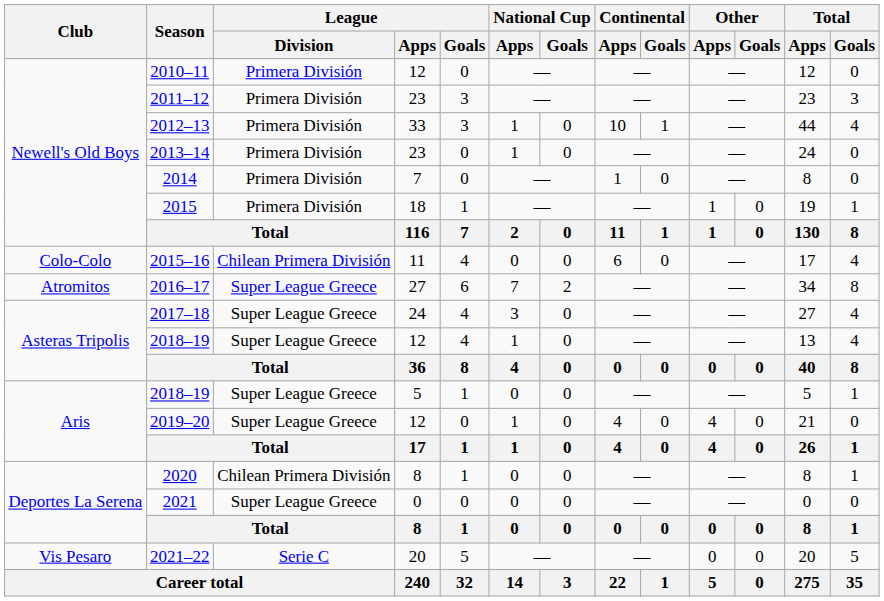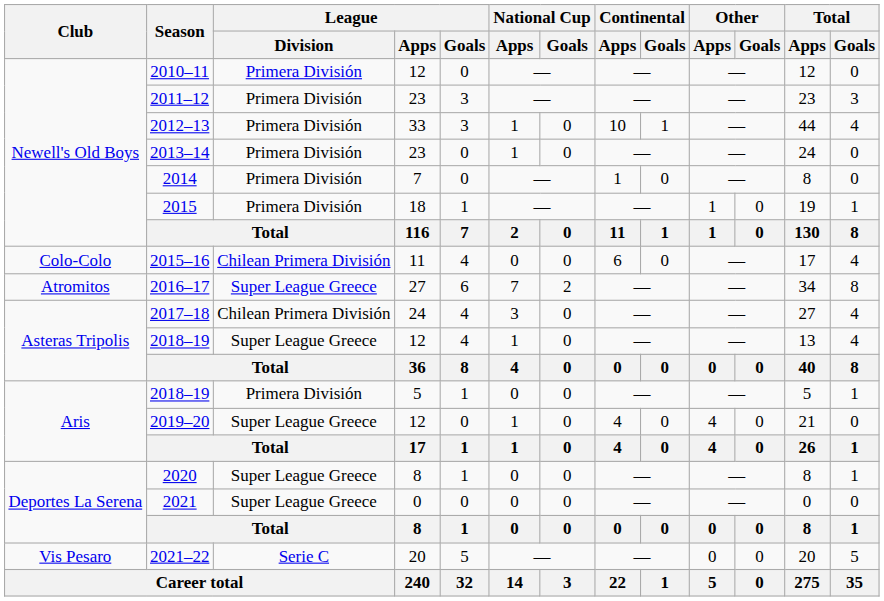(304, 313) Super League Greece -> (304, 313) Chilean Primera División
(304, 394) Super League Greece -> (304, 394) Primera División
(304, 475) Chilean Primera División -> (304, 475) Super League Greece
